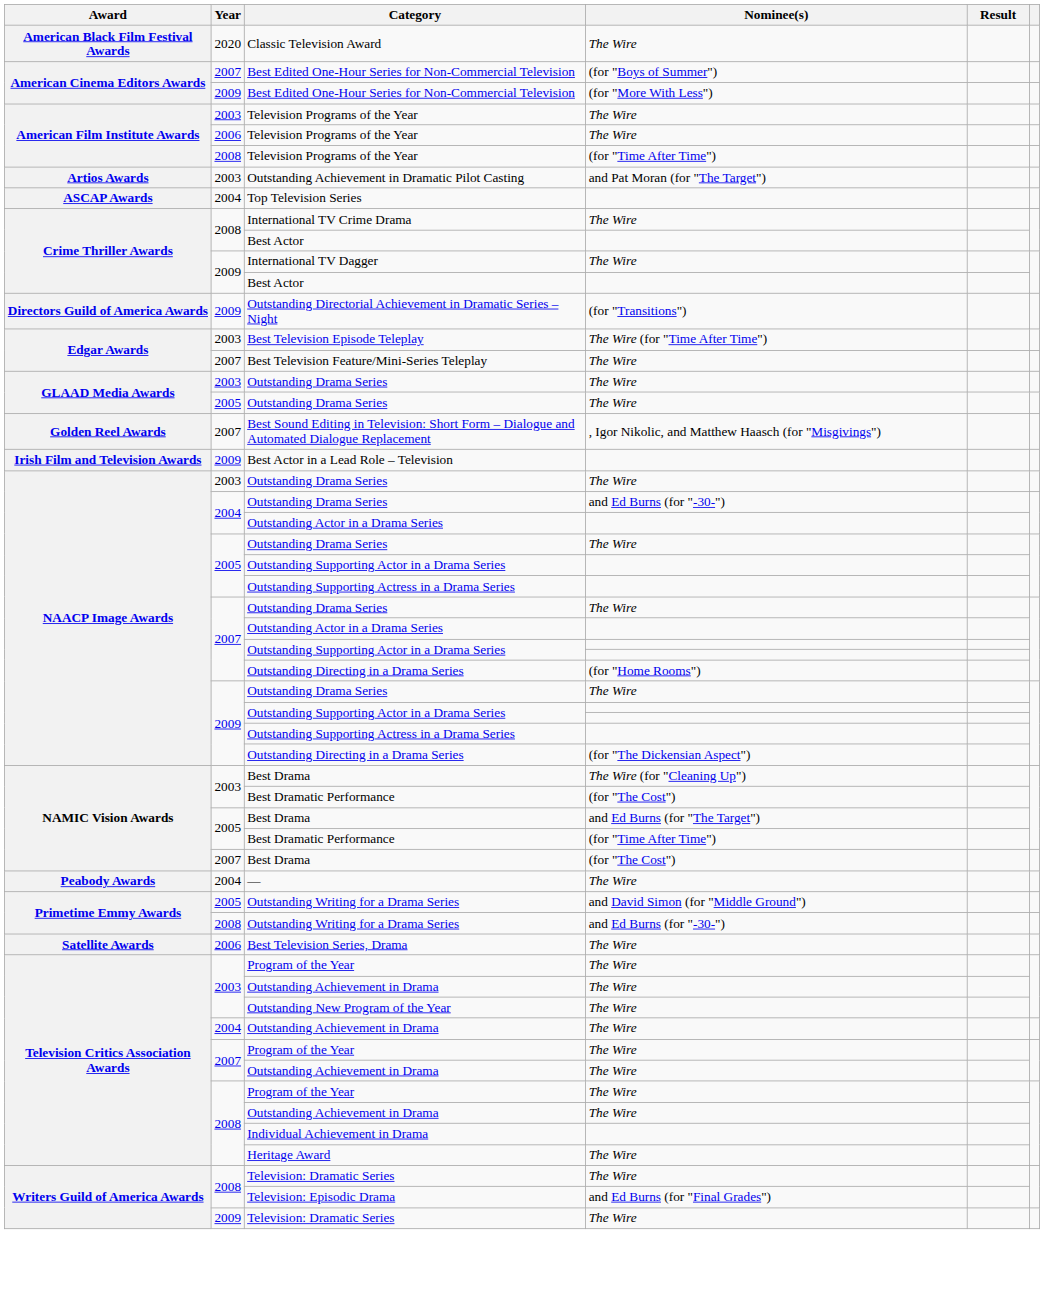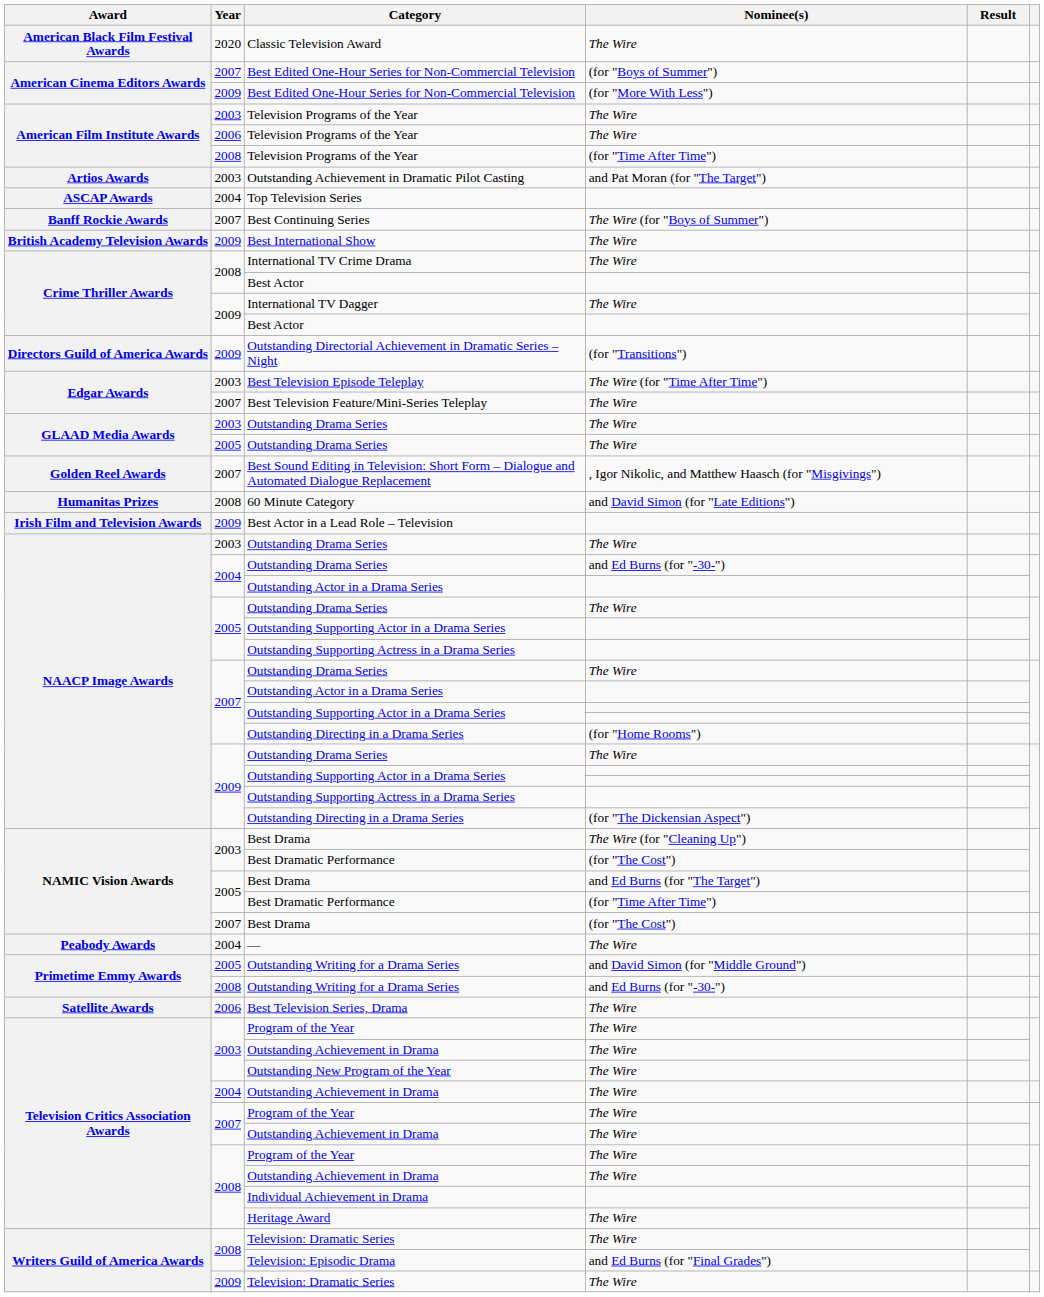+ row: (228, 219)
+ row: (228, 240)
+ row: (228, 502)
